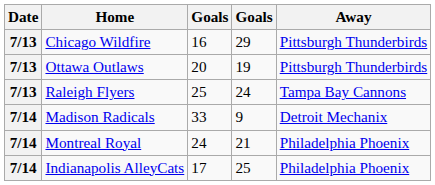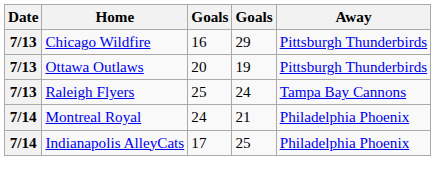- row: (100, 117)
